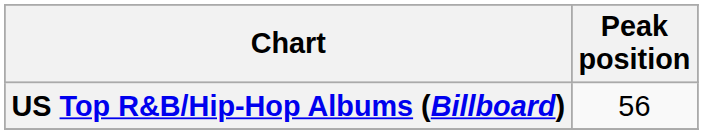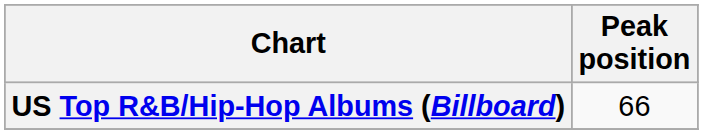(634, 105) 56 -> (634, 105) 66
